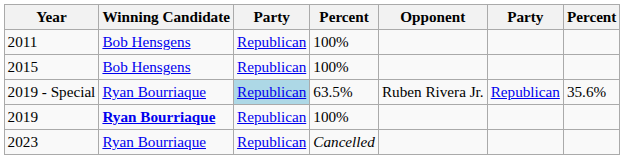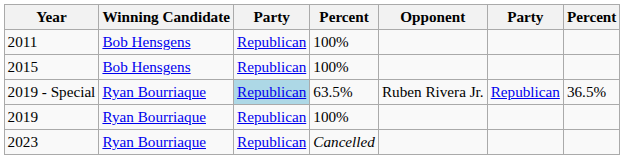(587, 92) 35.6% -> (587, 92) 36.5%
(159, 117) bold -> (154, 117) normal
